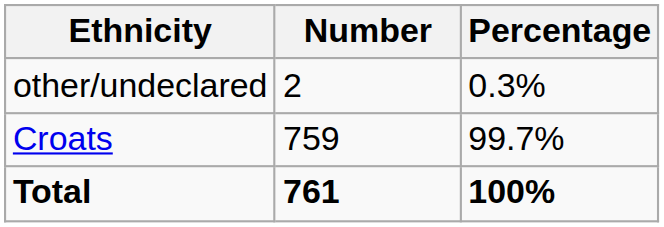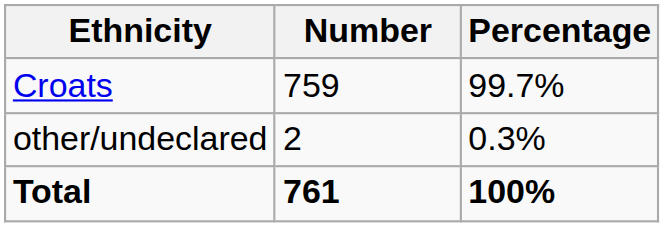rows swapped: (63, 138) <-> (140, 85)
